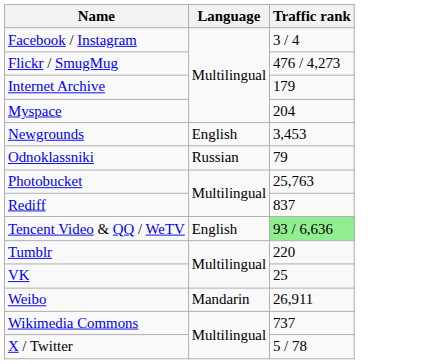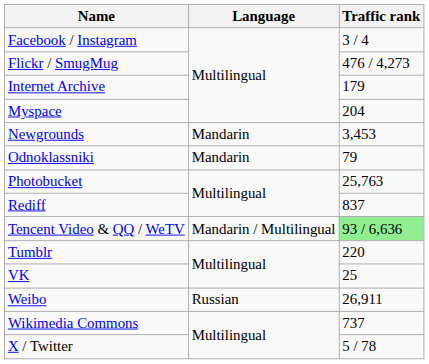(214, 134) English -> (221, 134) Mandarin
(215, 157) Russian -> (221, 157) Mandarin
(214, 228) English -> (264, 228) Mandarin / Multilingual
(221, 299) Mandarin -> (215, 299) Russian
